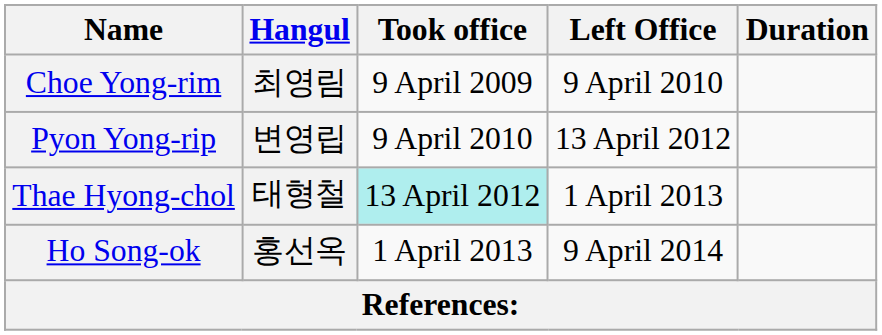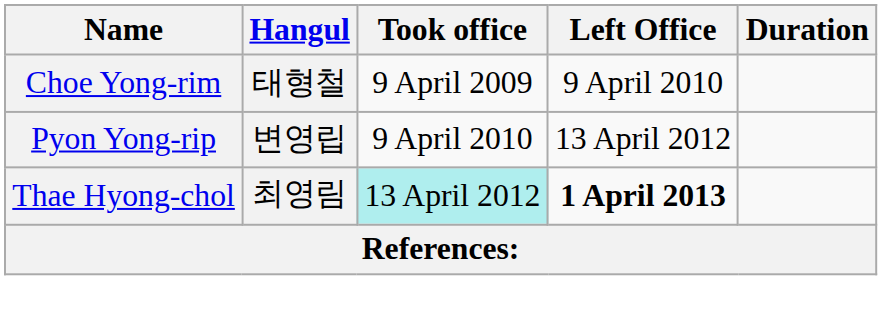(300, 81) 최영림 -> (300, 81) 태형철
(300, 194) 태형철 -> (300, 194) 최영림
(643, 195) normal -> (643, 195) bold
- row: (124, 251)
